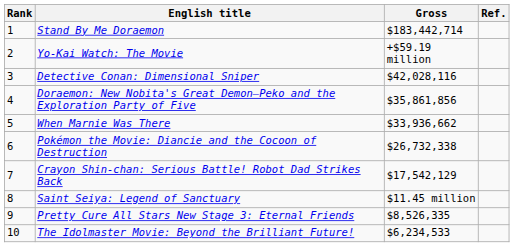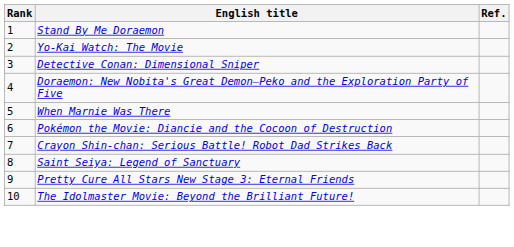- column: (431, 13)
